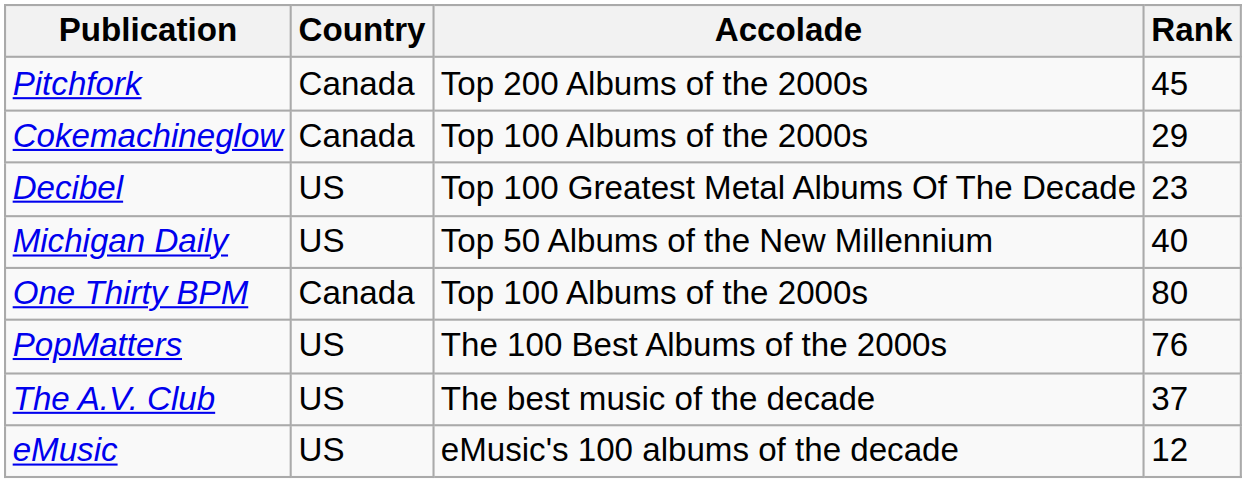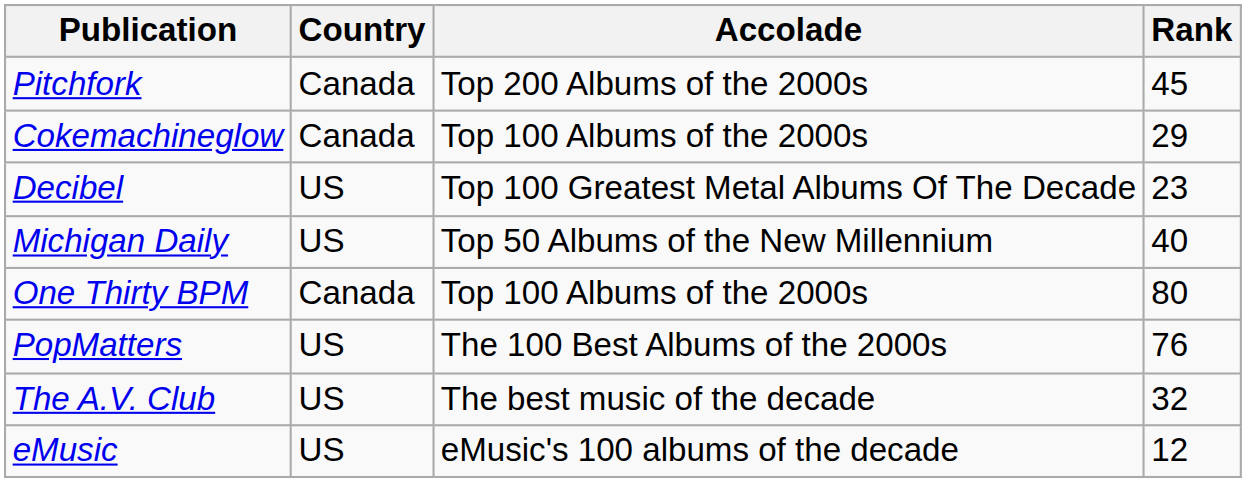(1170, 398) 37 -> (1170, 398) 32
